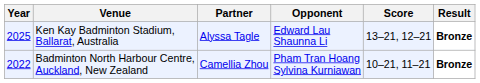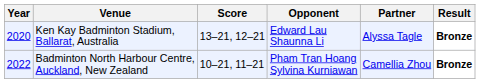columns swapped: (234, 13) <-> (399, 13)
(19, 36) 2025 -> (19, 36) 2020
